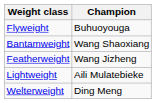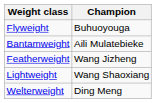(112, 43) Wang Shaoxiang -> (109, 43) Aili Mulatebieke
(109, 75) Aili Mulatebieke -> (112, 75) Wang Shaoxiang
